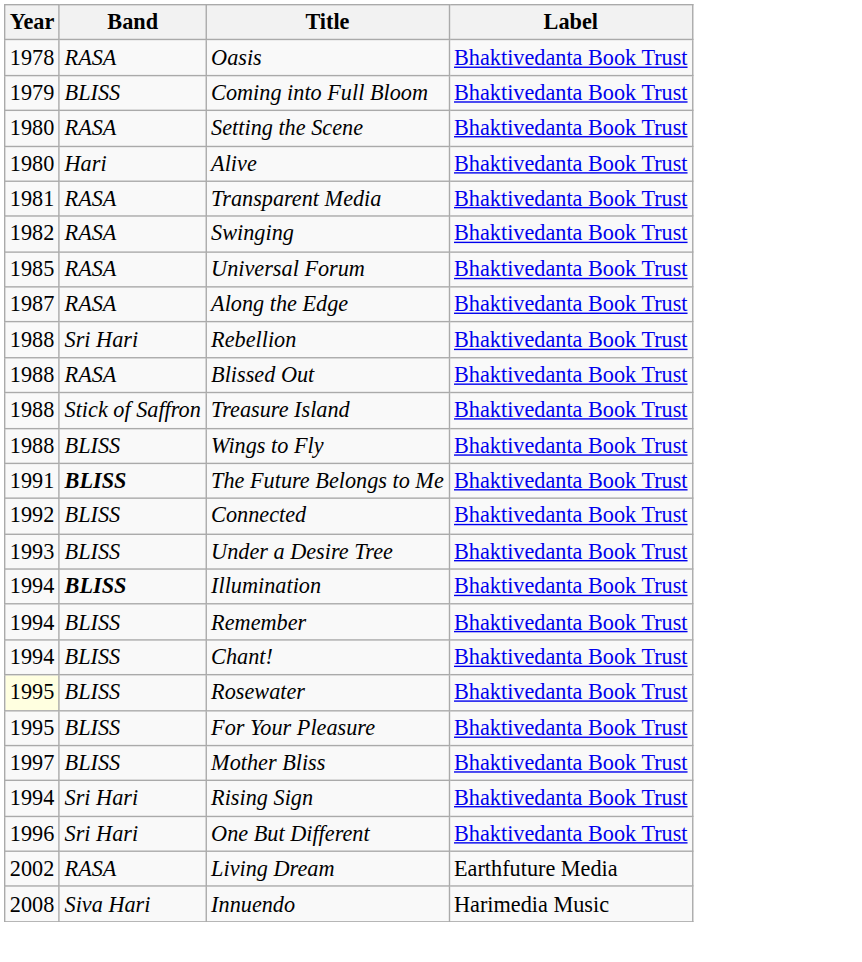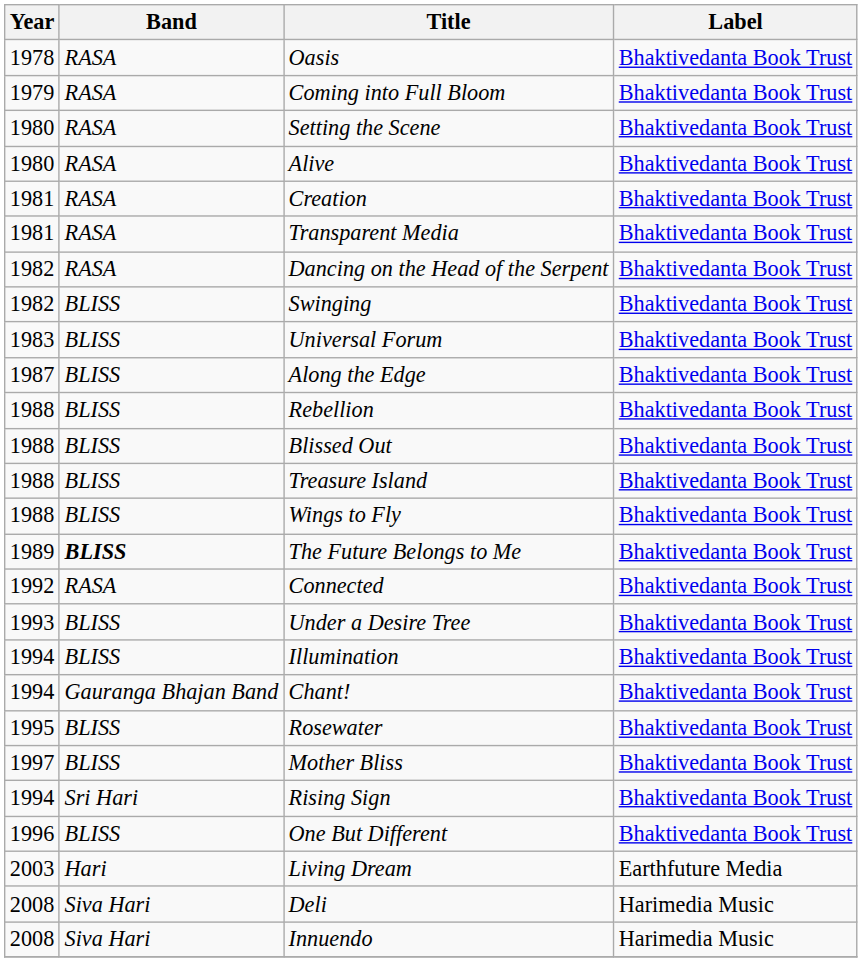(92, 92) BLISS -> (90, 92) RASA
(86, 163) Hari -> (90, 163) RASA
+ row: (328, 198)
+ row: (449, 269)
(90, 233) RASA -> (92, 304) BLISS
(32, 269) 1985 -> (32, 339) 1983
(90, 269) RASA -> (92, 339) BLISS
(90, 304) RASA -> (92, 374) BLISS
(101, 339) Sri Hari -> (92, 410) BLISS
(90, 374) RASA -> (92, 445) BLISS
(133, 410) Stick of Saffron -> (92, 480) BLISS
(32, 480) 1991 -> (32, 551) 1989
(92, 515) BLISS -> (90, 586) RASA
(95, 586) bold -> (92, 657) normal
- row: (259, 621)
(92, 657) BLISS -> (171, 692) Gauranga Bhajan Band
(32, 692) lightyellow background -> (32, 727) no background
- row: (293, 727)
(101, 833) Sri Hari -> (92, 833) BLISS
(32, 868) 2002 -> (32, 868) 2003
(90, 868) RASA -> (86, 868) Hari
+ row: (308, 903)
